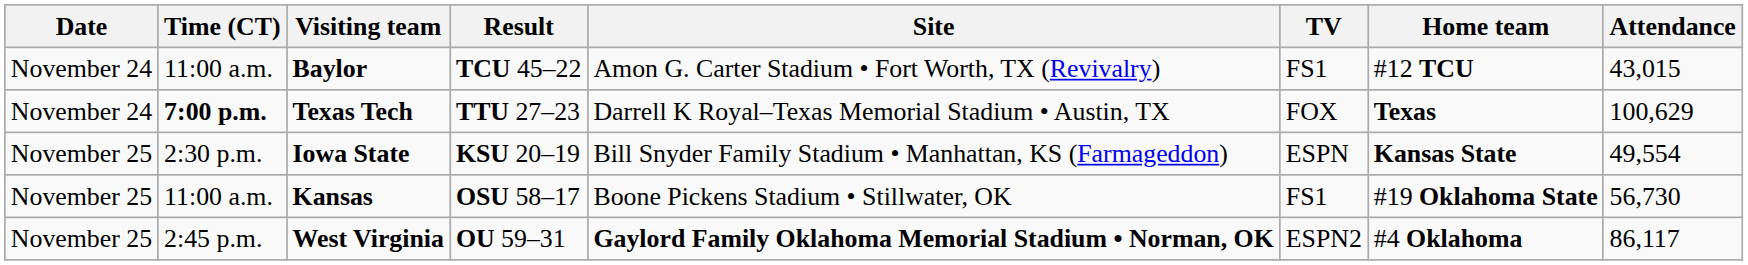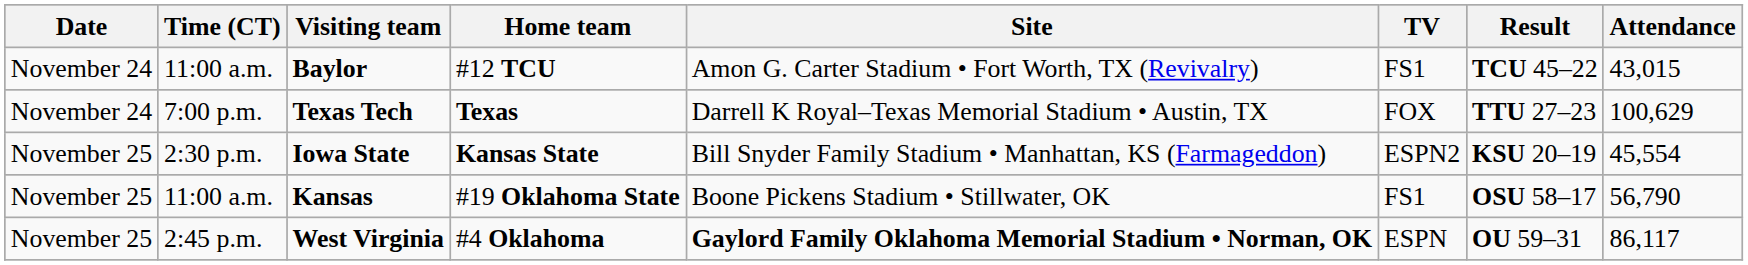columns swapped: (1486, 25) <-> (519, 25)
(215, 111) bold -> (213, 111) normal
(1317, 153) ESPN -> (1422, 153) ESPN2
(1645, 153) 49,554 -> (1645, 153) 45,554
(1645, 196) 56,730 -> (1645, 196) 56,790
(1324, 239) ESPN2 -> (1416, 239) ESPN
